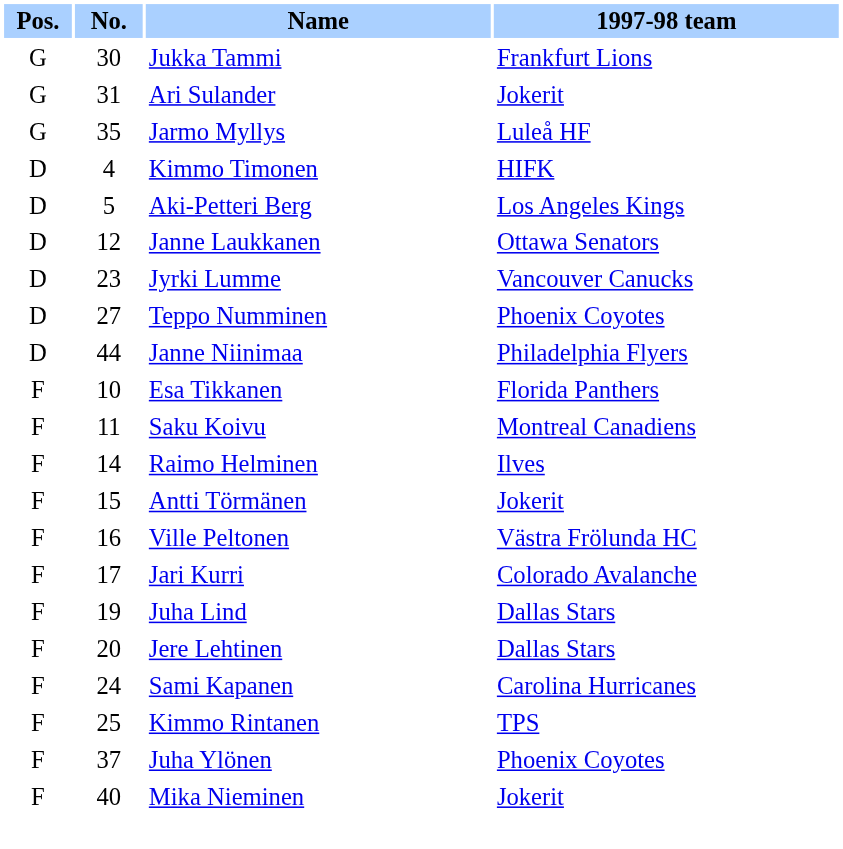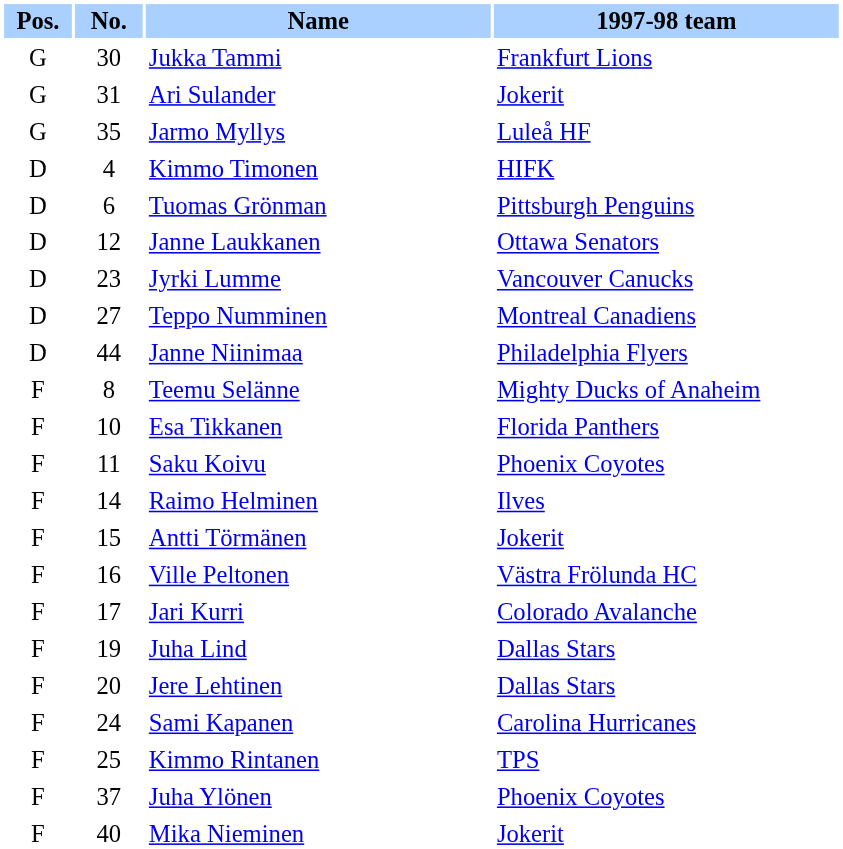- row: (230, 205)
+ row: (238, 205)
(581, 316) Phoenix Coyotes -> (596, 316) Montreal Canadiens
+ row: (224, 390)
(596, 427) Montreal Canadiens -> (581, 464) Phoenix Coyotes
